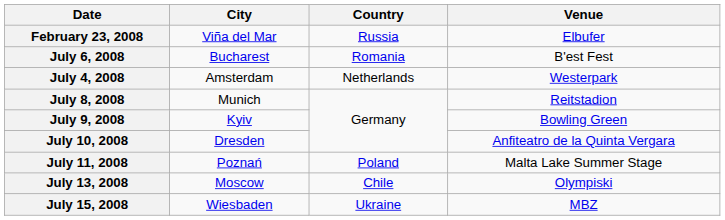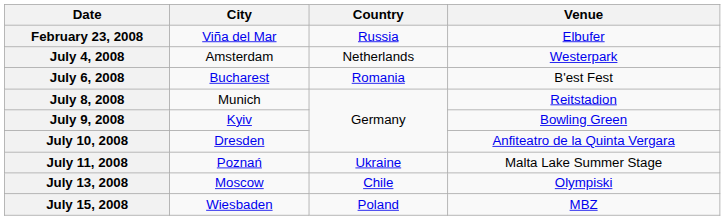rows swapped: (87, 78) <-> (87, 57)
(378, 162) Poland -> (378, 162) Ukraine
(378, 204) Ukraine -> (378, 204) Poland
